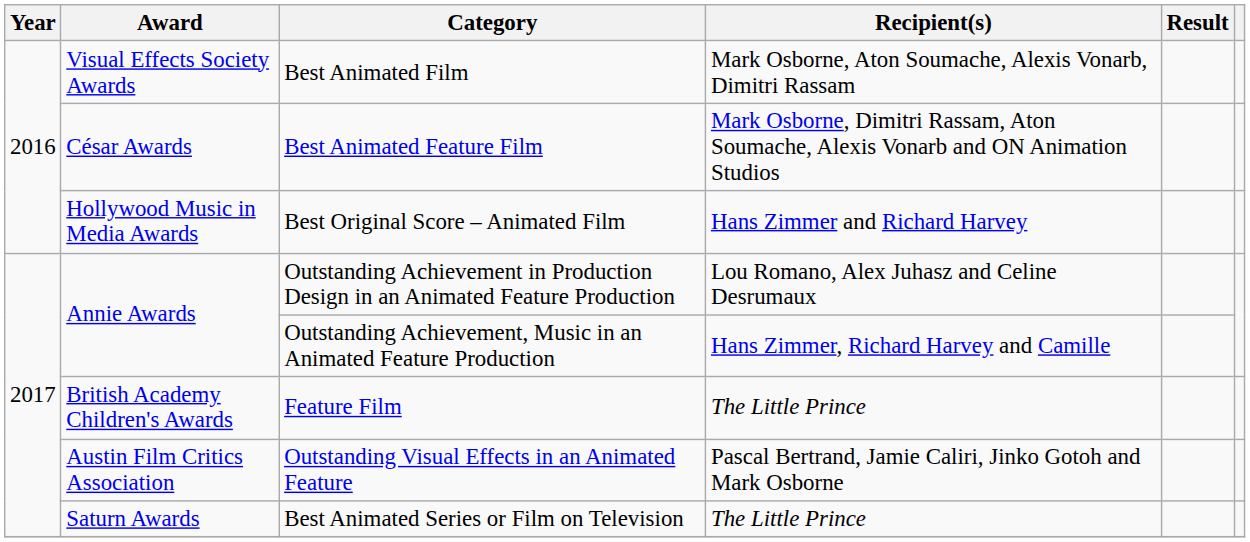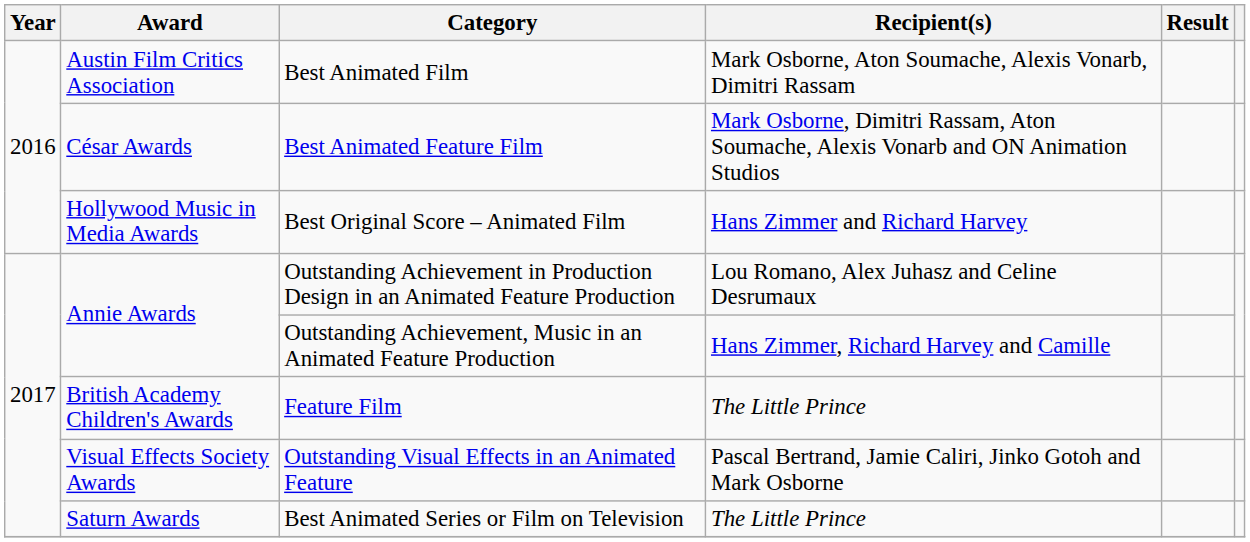(168, 71) Visual Effects Society Awards -> (155, 71) Austin Film Critics Association
(155, 469) Austin Film Critics Association -> (168, 469) Visual Effects Society Awards
